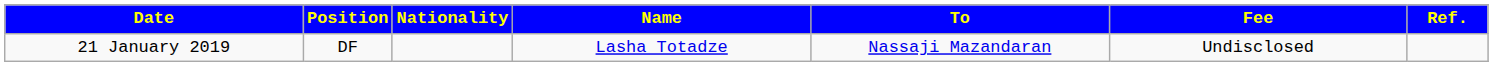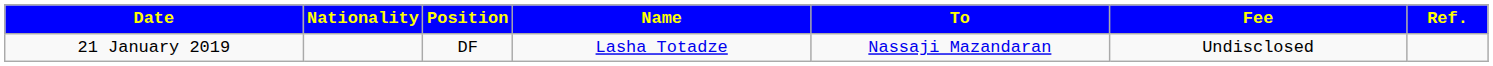columns swapped: (348, 19) <-> (453, 19)
